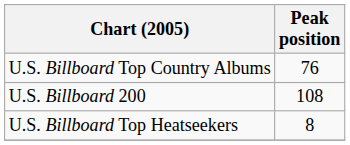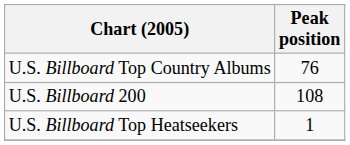(310, 125) 8 -> (310, 125) 1
